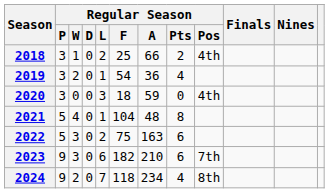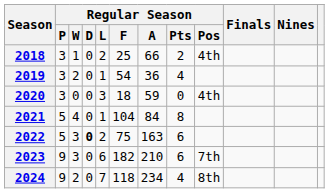(152, 116) 48 -> (152, 116) 84
(89, 137) normal -> (89, 137) bold
